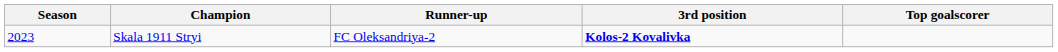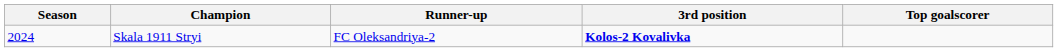(21, 36) 2023 -> (21, 36) 2024
